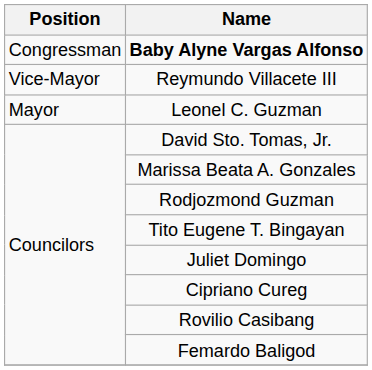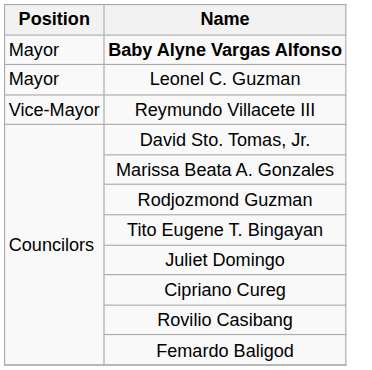(65, 50) Congressman -> (34, 50) Mayor
rows swapped: (247, 110) <-> (246, 80)
